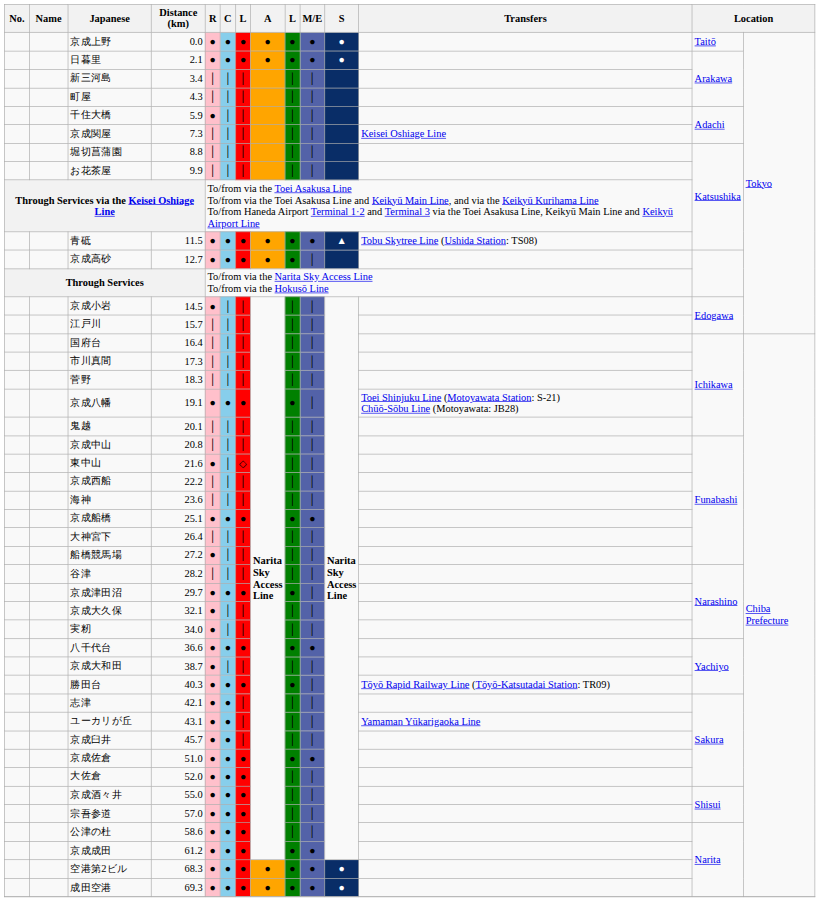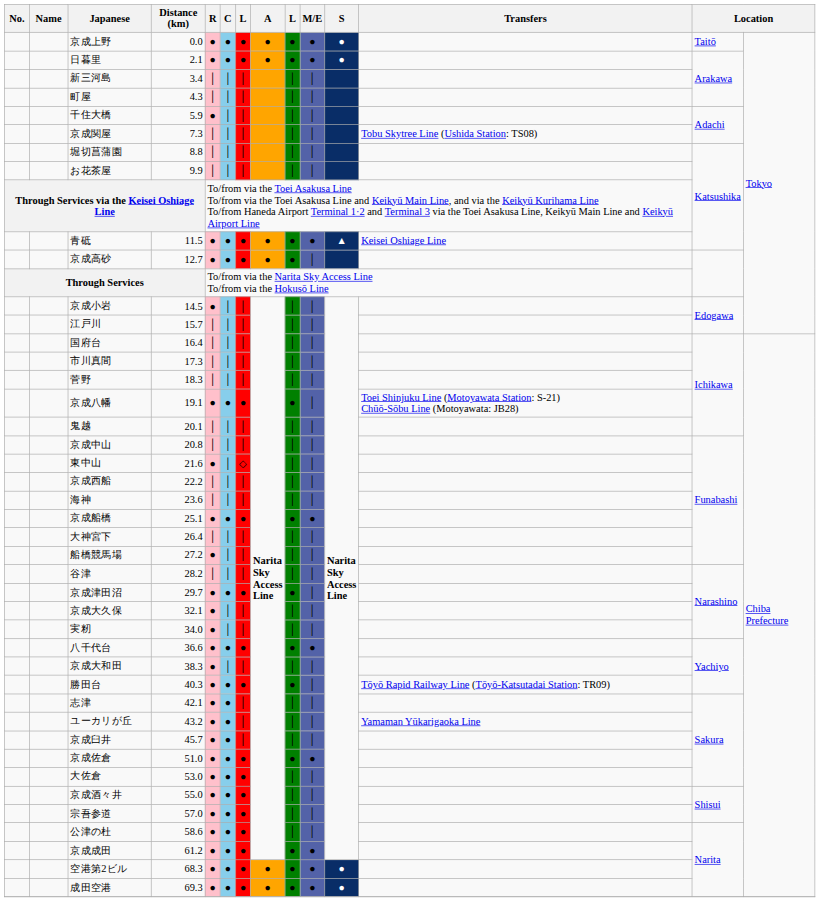(404, 134) Keisei Oshiage Line -> (449, 134) Tobu Skytree Line (Ushida Station: TS08)
(449, 241) Tobu Skytree Line (Ushida Station: TS08) -> (404, 241) Keisei Oshiage Line
(194, 666) 38.7 -> (194, 666) 38.3
(194, 721) 43.1 -> (194, 721) 43.2
(194, 776) 52.0 -> (194, 776) 53.0
